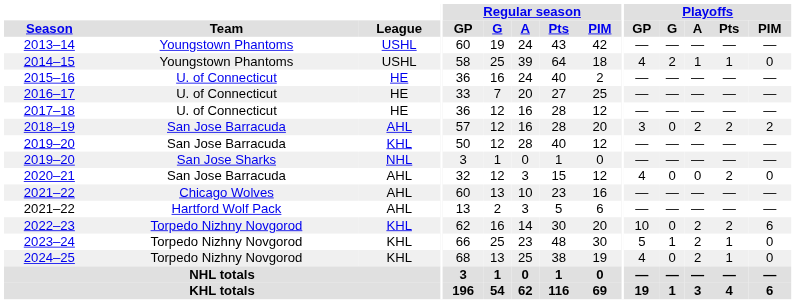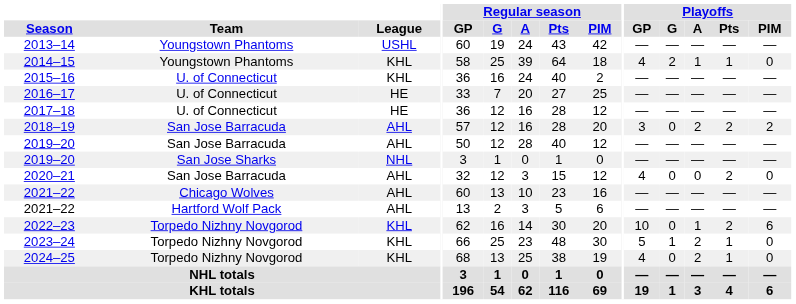(399, 61) USHL -> (399, 61) KHL
(399, 77) HE -> (399, 77) KHL
(399, 143) KHL -> (399, 143) AHL
(698, 225) 2 -> (698, 225) 1
